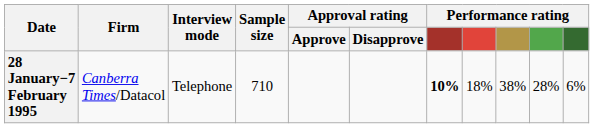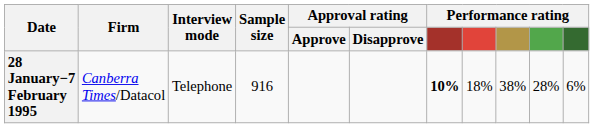(262, 86) 710 -> (262, 86) 916
